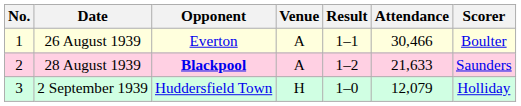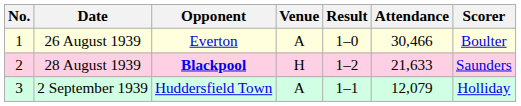(347, 40) 1–1 -> (347, 40) 1–0
(299, 64) A -> (299, 64) H
(299, 88) H -> (299, 88) A
(347, 88) 1–0 -> (347, 88) 1–1
